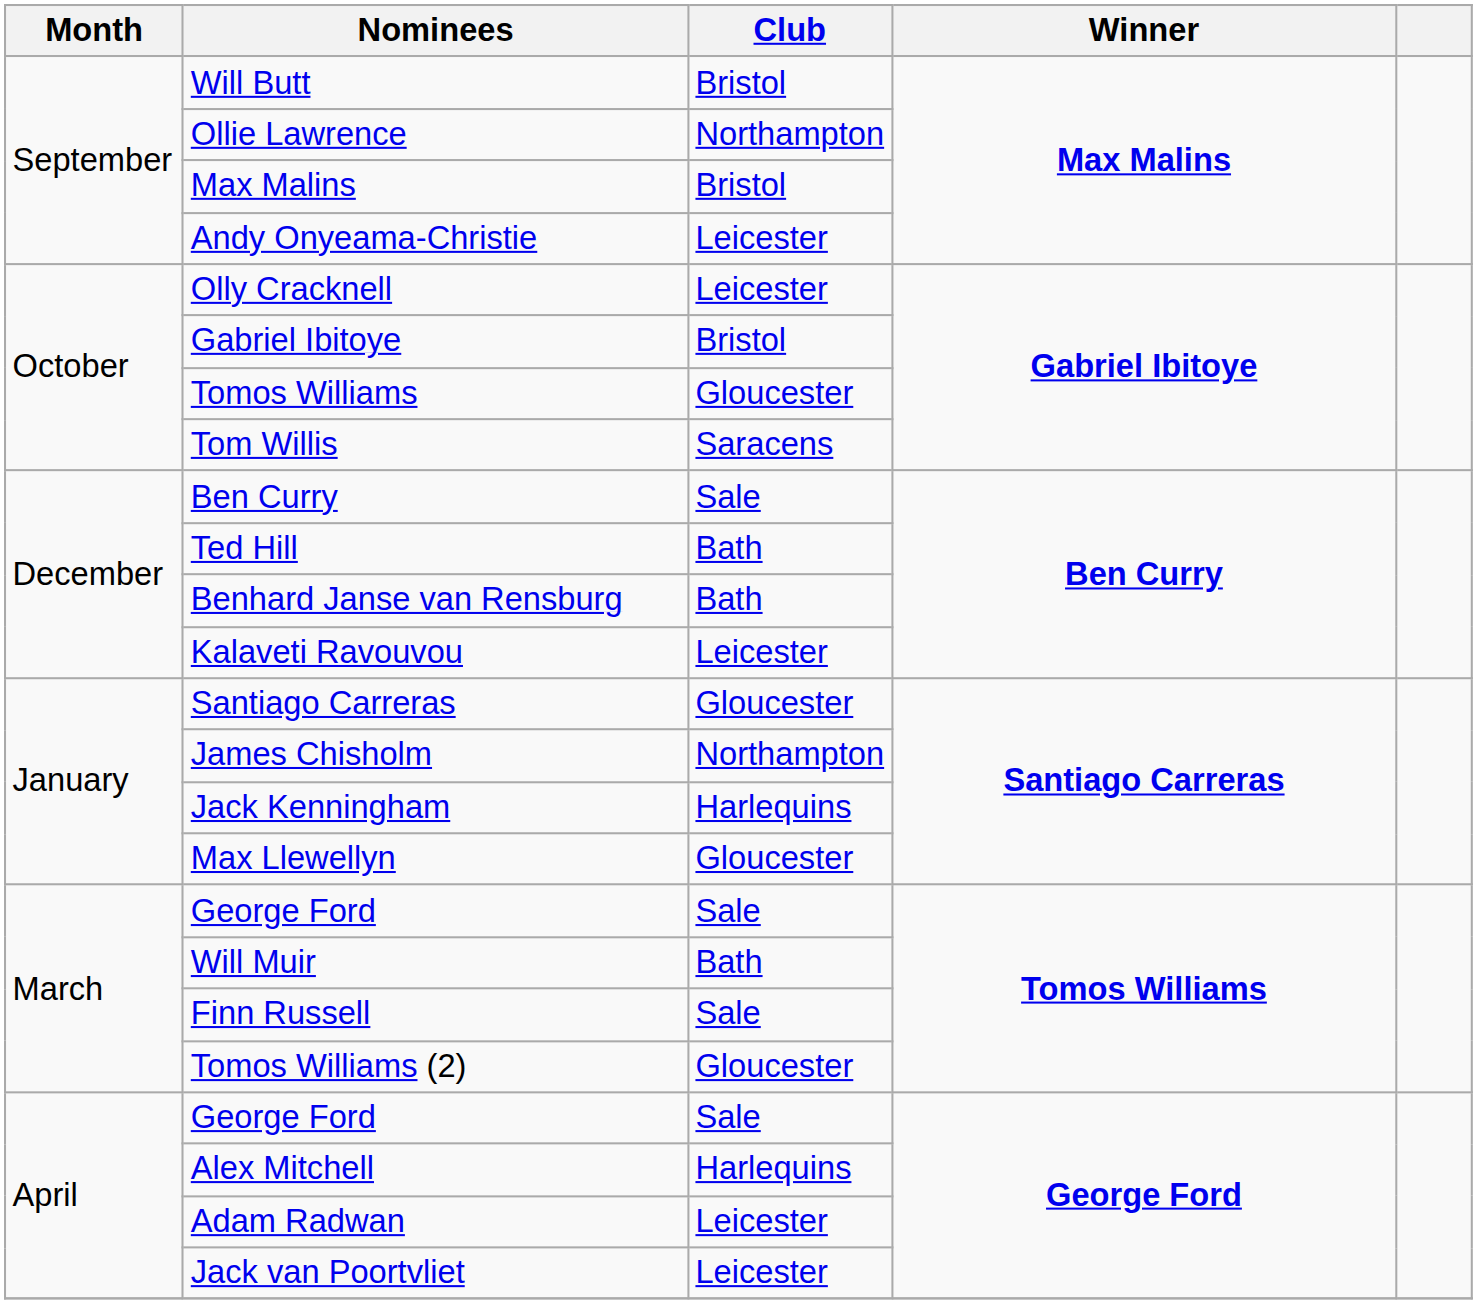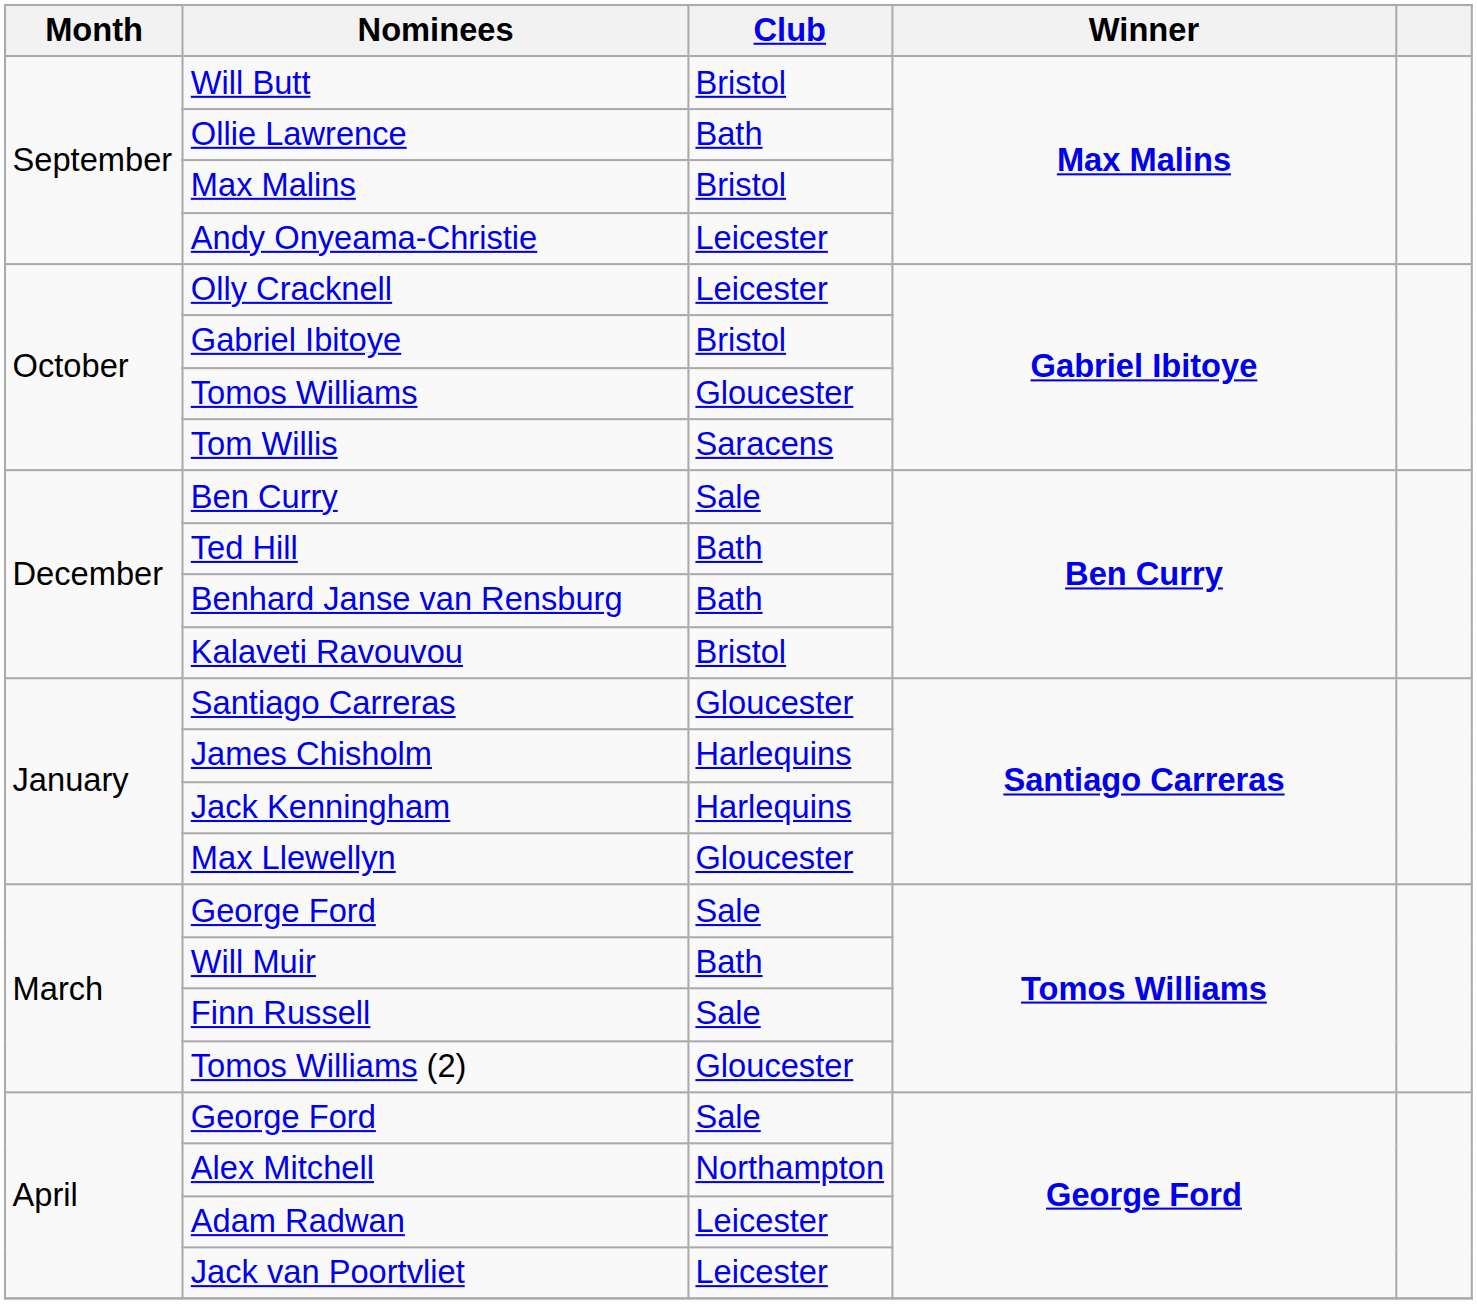(790, 133) Northampton -> (729, 133) Bath
(762, 651) Leicester -> (741, 651) Bristol
(790, 755) Northampton -> (773, 755) Harlequins
(773, 1169) Harlequins -> (790, 1169) Northampton
